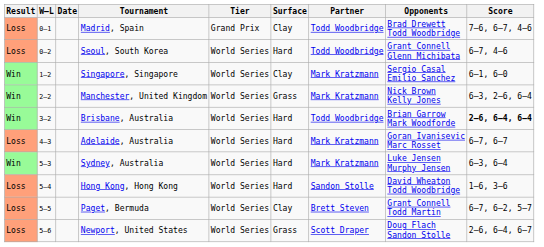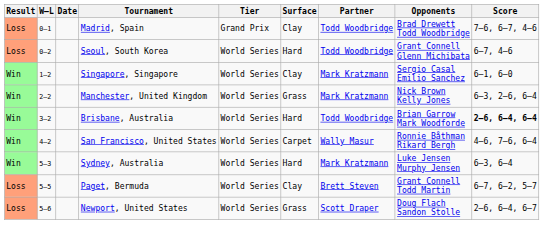+ row: (149, 141)
- row: (127, 141)
- row: (129, 186)
